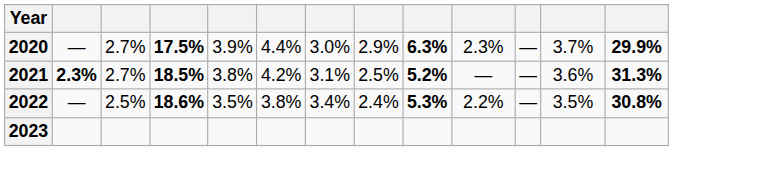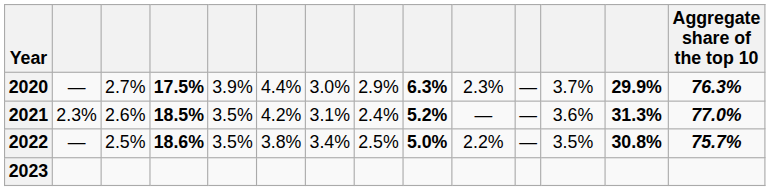+ column: (716, 38)
(77, 74) bold -> (77, 114) normal
(125, 74) 2.7% -> (125, 114) 2.6%
(232, 74) 3.8% -> (232, 114) 3.5%
(378, 74) 2.5% -> (378, 114) 2.4%
(378, 103) 2.4% -> (378, 143) 2.5%
(427, 103) 5.3% -> (427, 143) 5.0%
